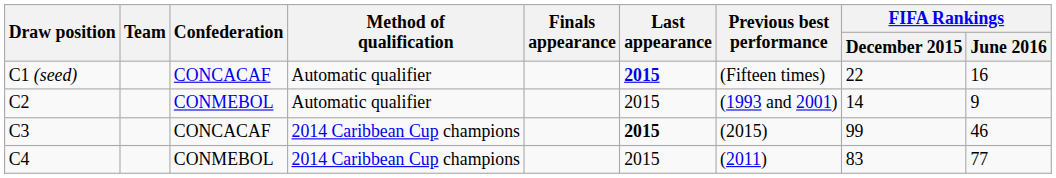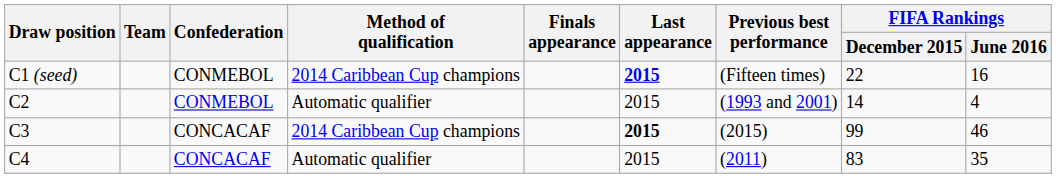(222, 74) CONCACAF -> (224, 74) CONMEBOL
(361, 74) Automatic qualifier -> (406, 74) 2014 Caribbean Cup champions
(975, 103) 9 -> (975, 103) 4
(224, 159) CONMEBOL -> (222, 159) CONCACAF
(406, 159) 2014 Caribbean Cup champions -> (361, 159) Automatic qualifier
(979, 159) 77 -> (979, 159) 35
